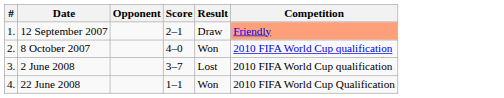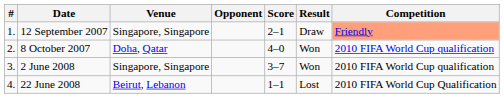+ column: (161, 13)
(208, 66) Lost -> (310, 66) Won
(208, 84) Won -> (309, 84) Lost
